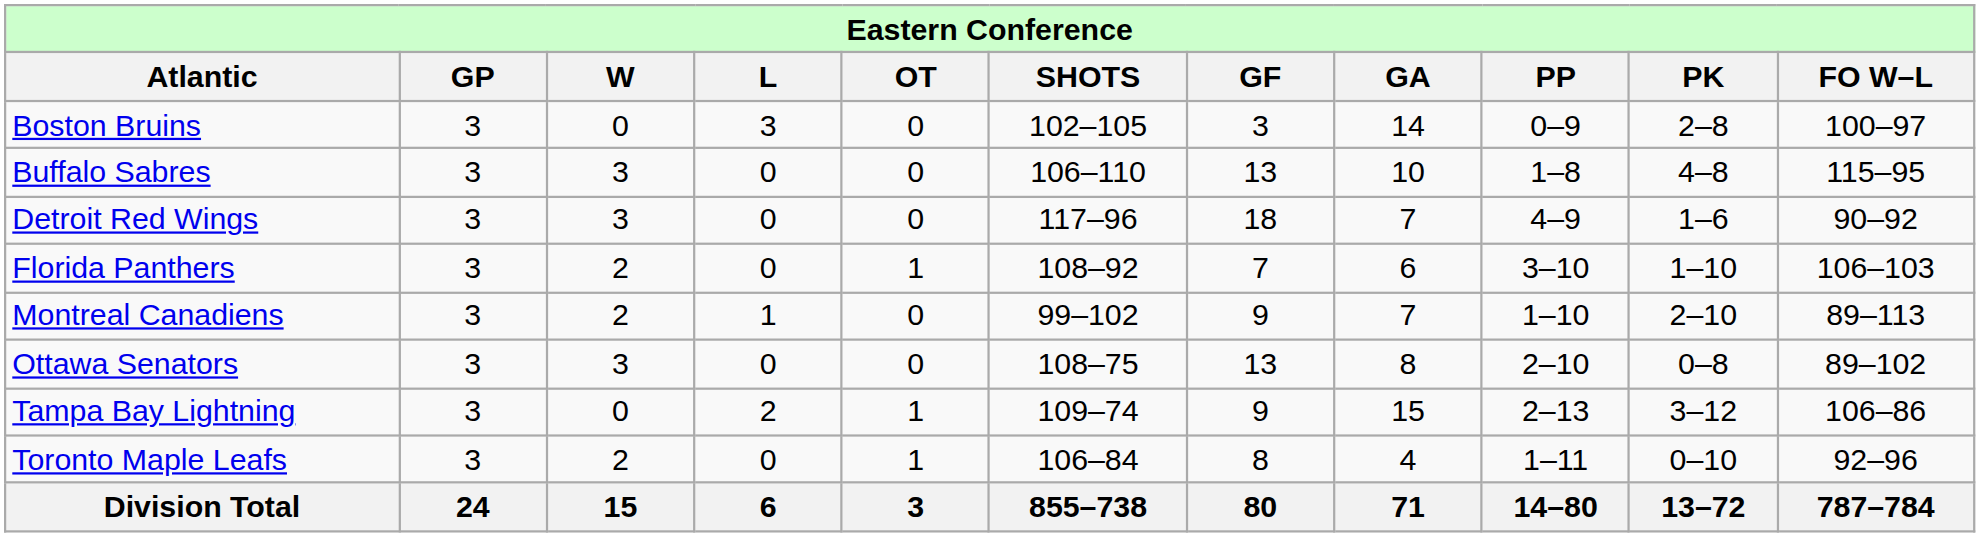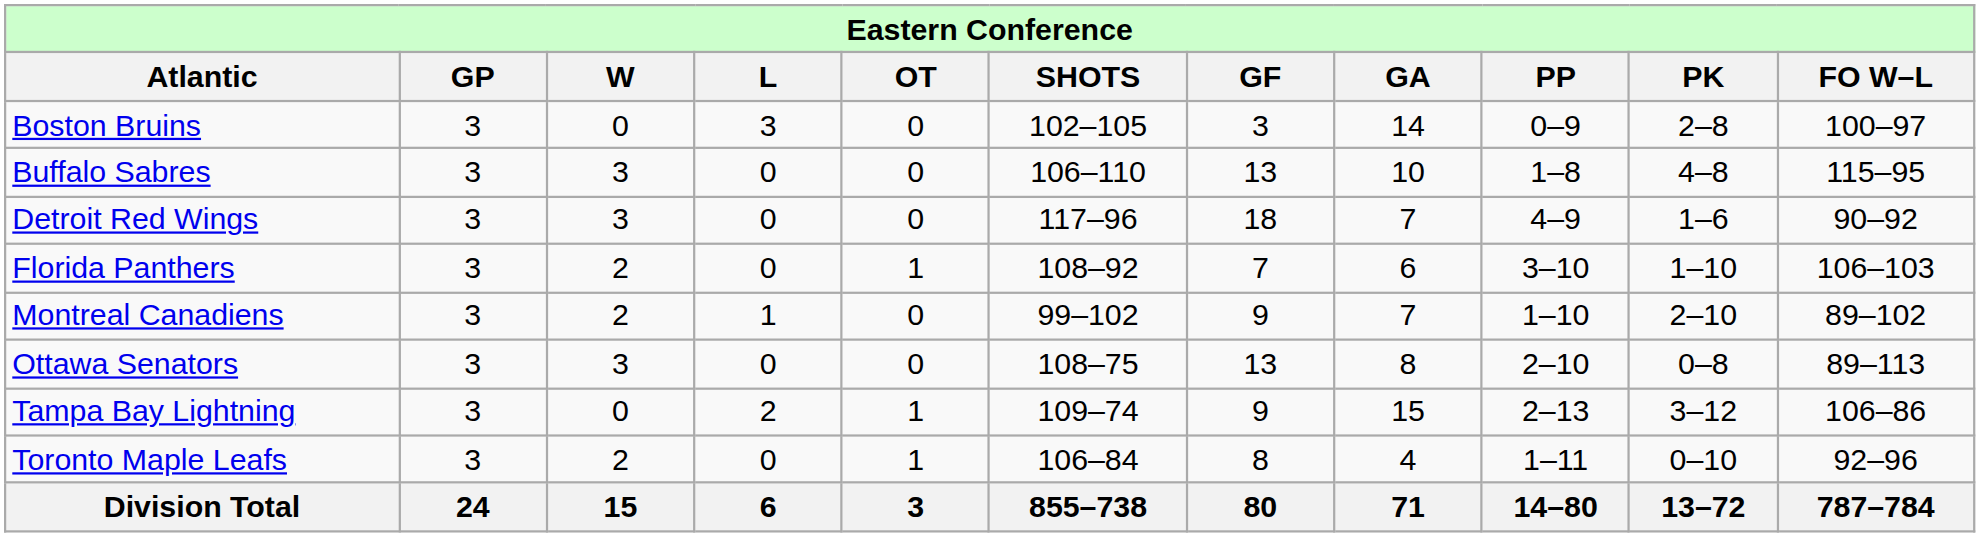(1876, 315) 89–113 -> (1876, 315) 89–102
(1876, 363) 89–102 -> (1876, 363) 89–113
